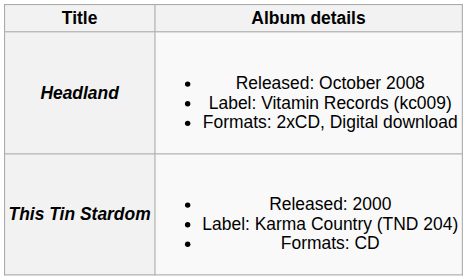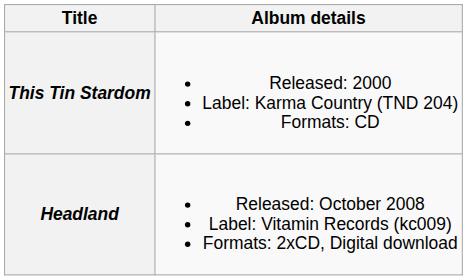rows swapped: (80, 214) <-> (80, 92)
